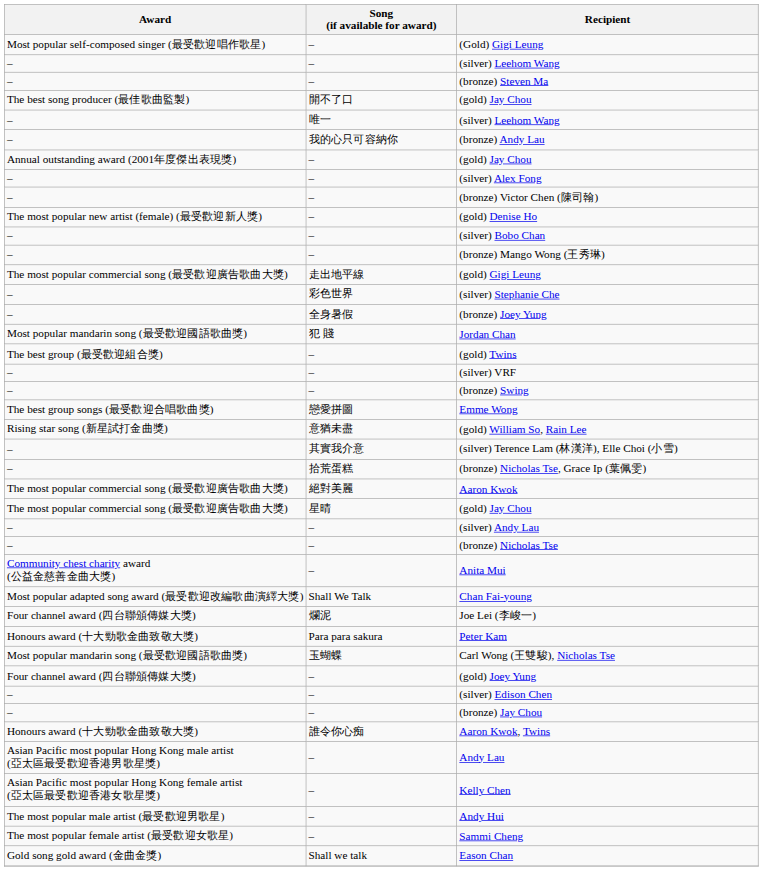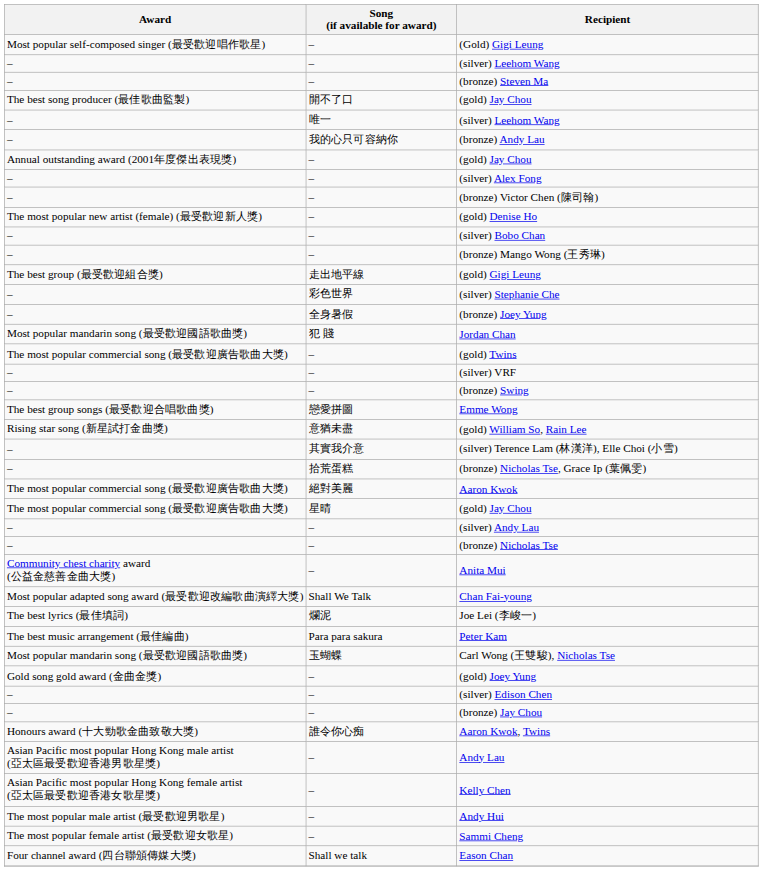(147, 274) The most popular commercial song (最受歡迎廣告歌曲大獎) -> (85, 274) The best group (最受歡迎組合獎)
(85, 353) The best group (最受歡迎組合獎) -> (147, 353) The most popular commercial song (最受歡迎廣告歌曲大獎)
(101, 616) Four channel award (四台聯頒傳媒大獎) -> (67, 616) The best lyrics (最佳填詞)
(102, 636) Honours award (十大勁歌金曲致敬大獎) -> (98, 636) The best music arrangement (最佳編曲)
(101, 675) Four channel award (四台聯頒傳媒大獎) -> (84, 675) Gold song gold award (金曲金獎)
(84, 855) Gold song gold award (金曲金獎) -> (101, 855) Four channel award (四台聯頒傳媒大獎)
